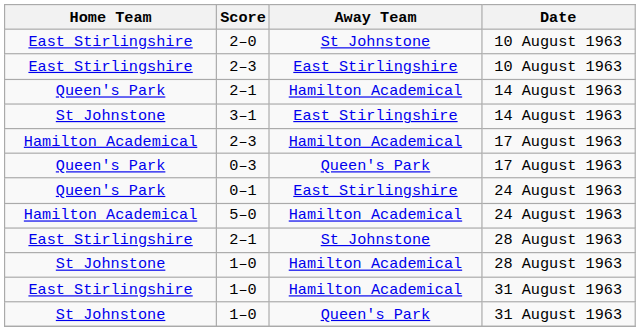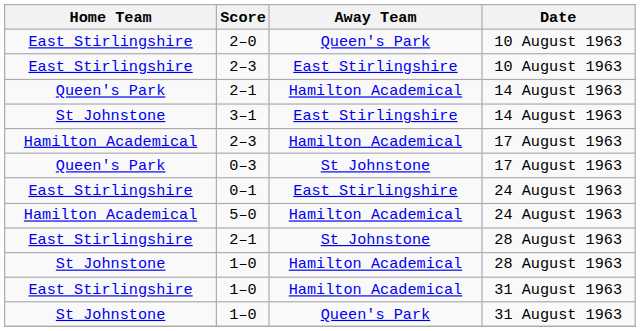(375, 42) St Johnstone -> (375, 42) Queen's Park
(375, 166) Queen's Park -> (375, 166) St Johnstone
(111, 191) Queen's Park -> (111, 191) East Stirlingshire
